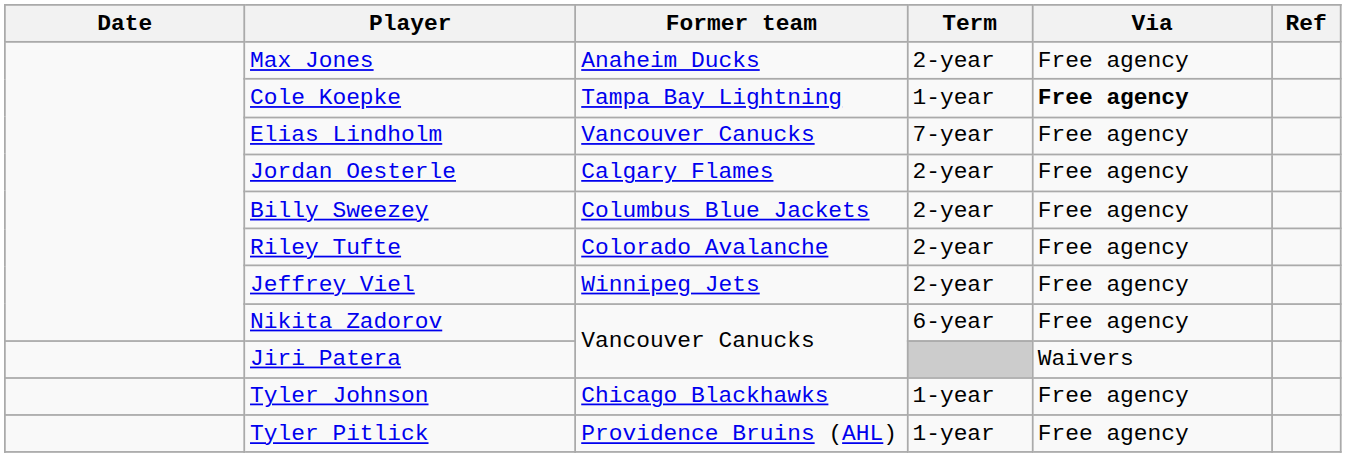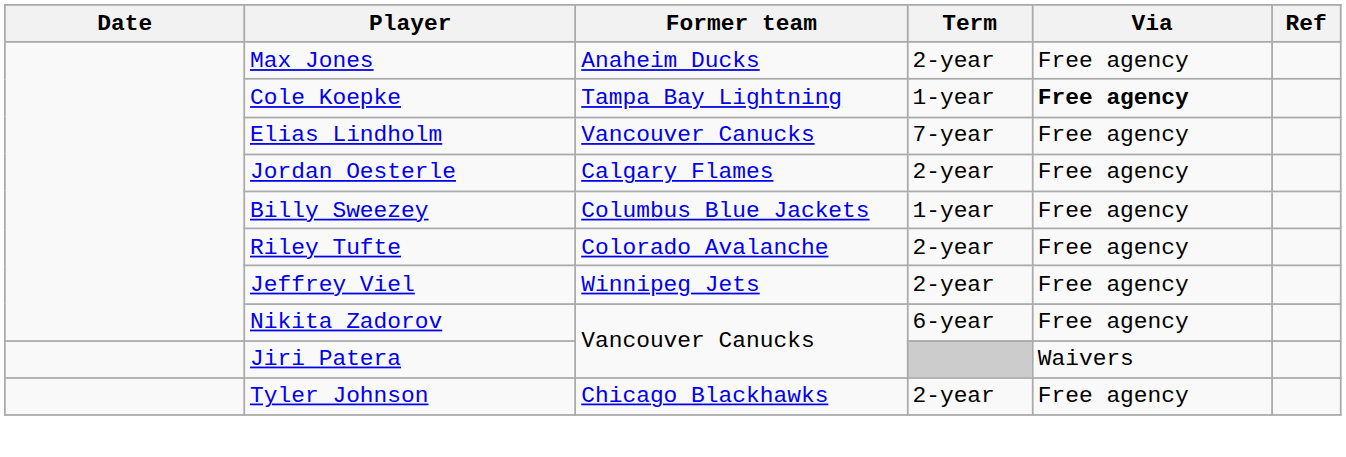(954, 210) 2-year -> (954, 210) 1-year
(954, 396) 1-year -> (954, 396) 2-year
- row: (339, 434)
